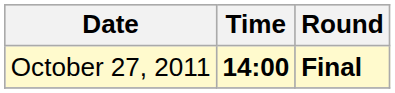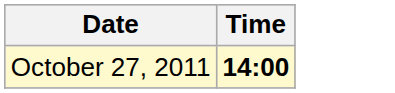- column: (342, 25)
